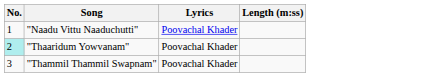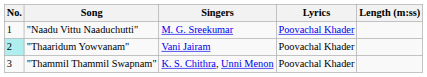+ column: (218, 13)
